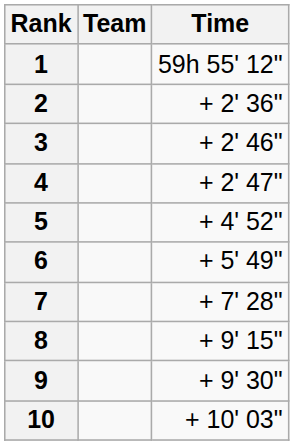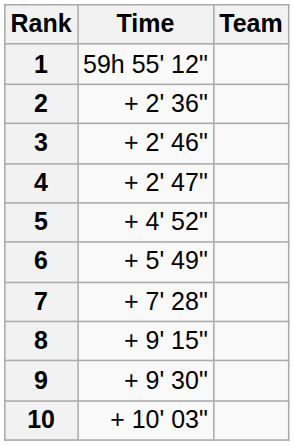columns swapped: (115, 24) <-> (220, 24)
